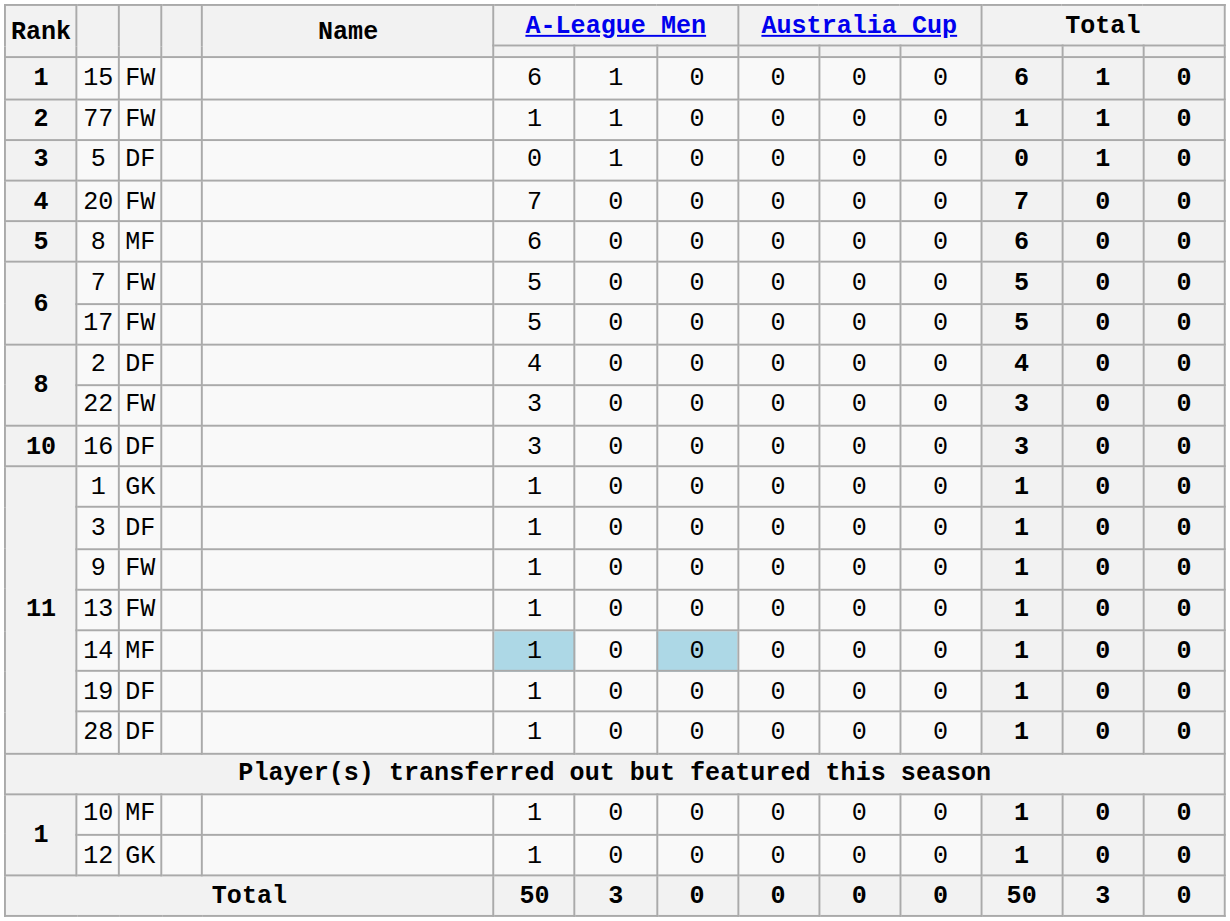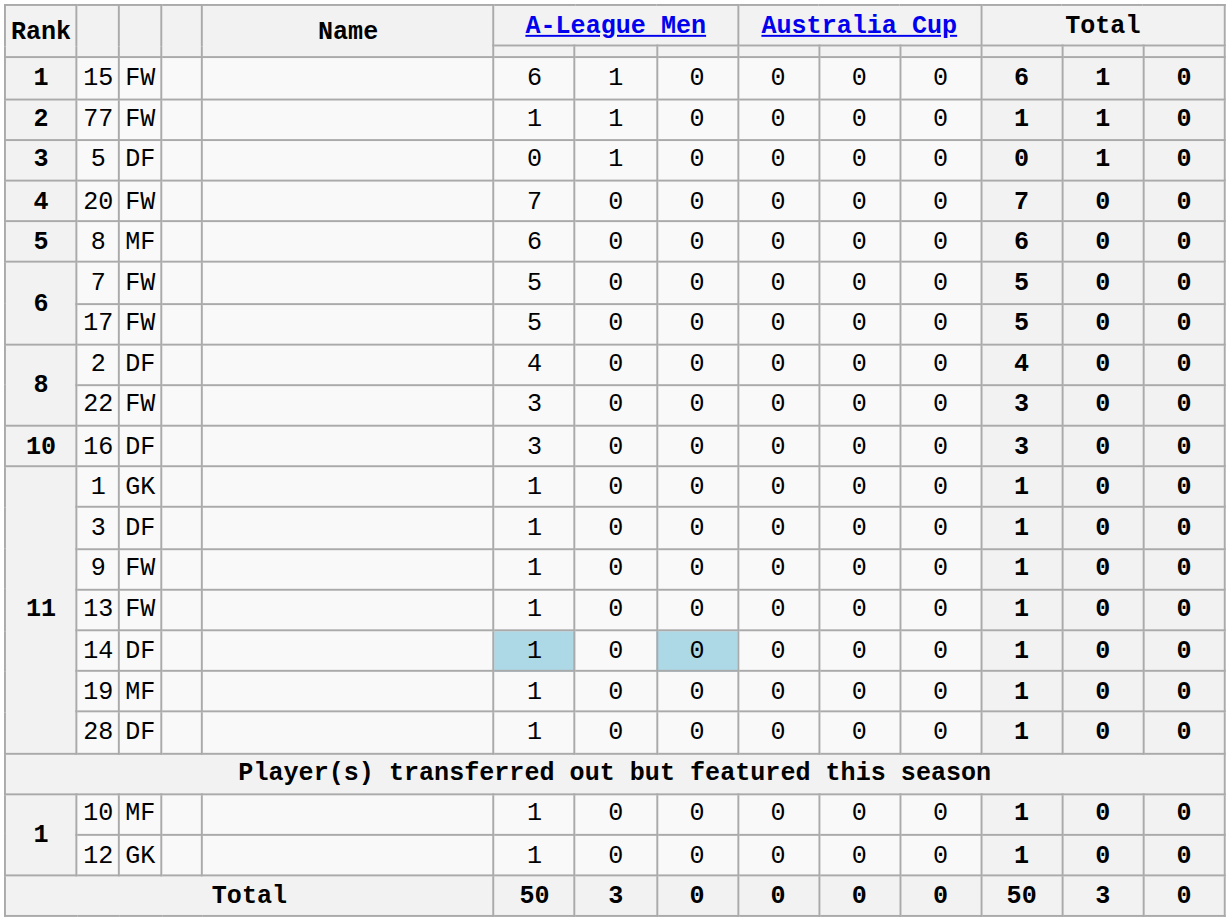(140, 651) MF -> (140, 651) DF
(140, 692) DF -> (140, 692) MF
